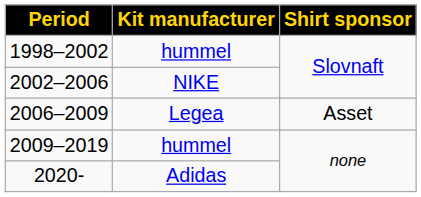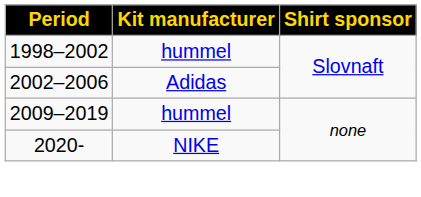(196, 82) NIKE -> (196, 82) Adidas
- row: (59, 113)
(196, 176) Adidas -> (196, 144) NIKE
